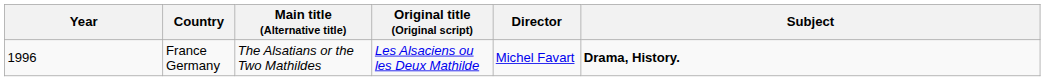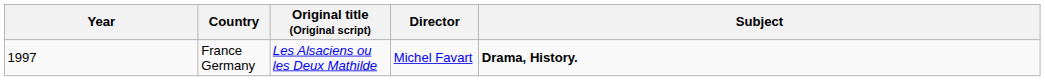- column: (303, 22)
(22, 57) 1996 -> (22, 57) 1997
